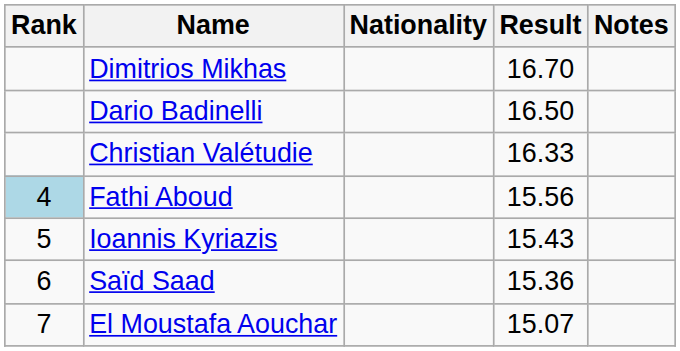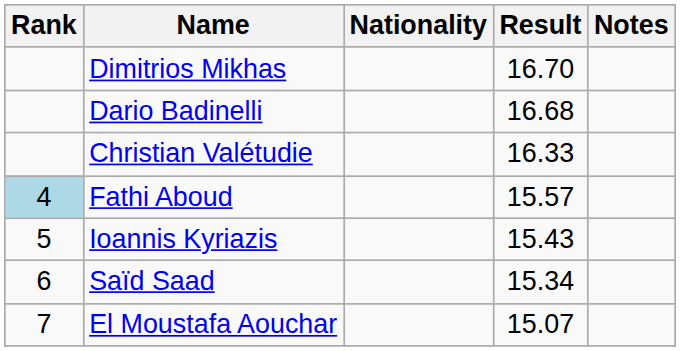(540, 111) 16.50 -> (540, 111) 16.68
(540, 196) 15.56 -> (540, 196) 15.57
(540, 281) 15.36 -> (540, 281) 15.34
